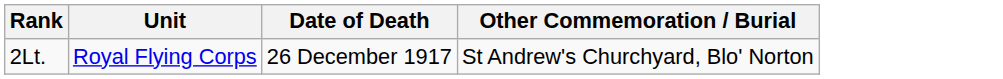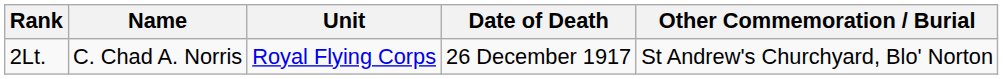+ column: (158, 21)
